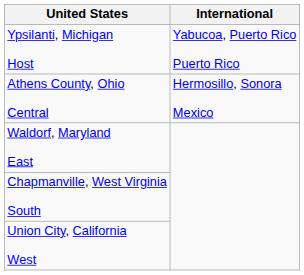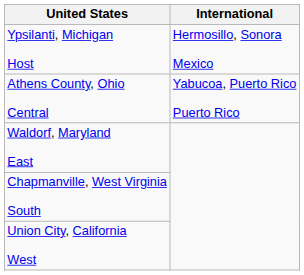(235, 49) Yabucoa, Puerto Rico Puerto Rico -> (227, 49) Hermosillo, Sonora Mexico
(227, 98) Hermosillo, Sonora Mexico -> (235, 98) Yabucoa, Puerto Rico Puerto Rico
